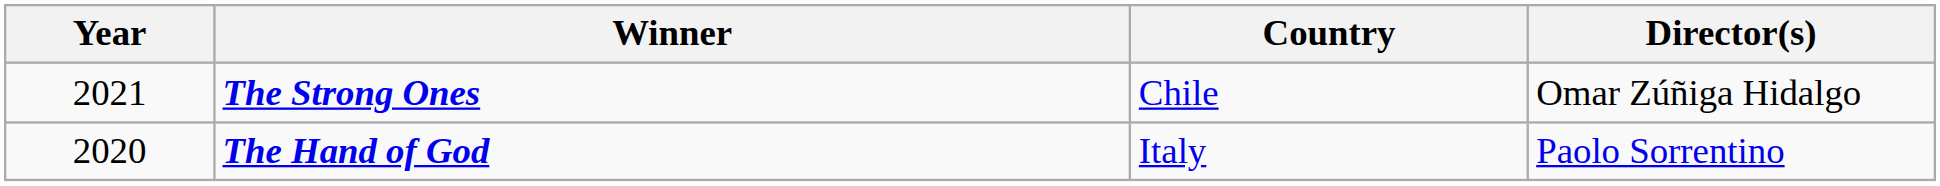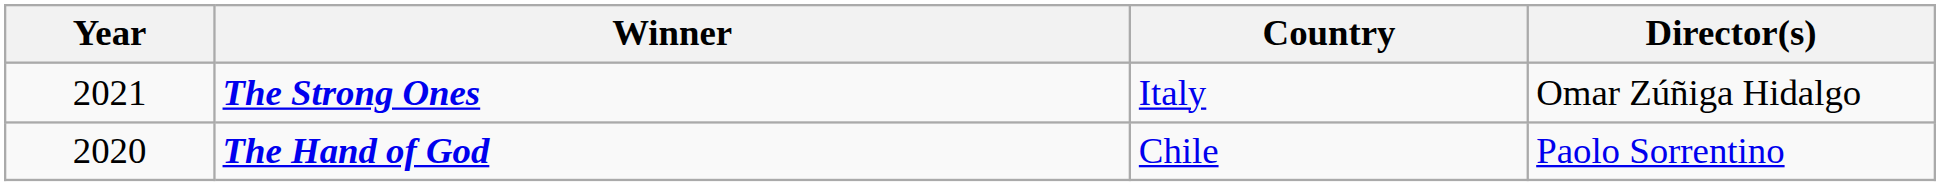(1179, 92) Chile -> (1173, 92) Italy
(1173, 150) Italy -> (1179, 150) Chile
